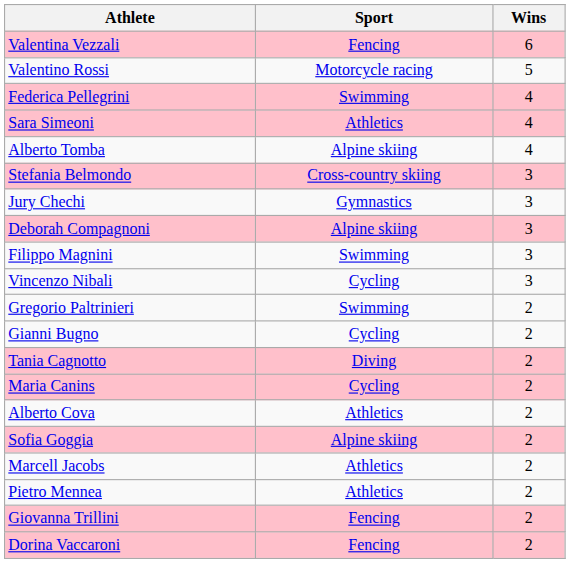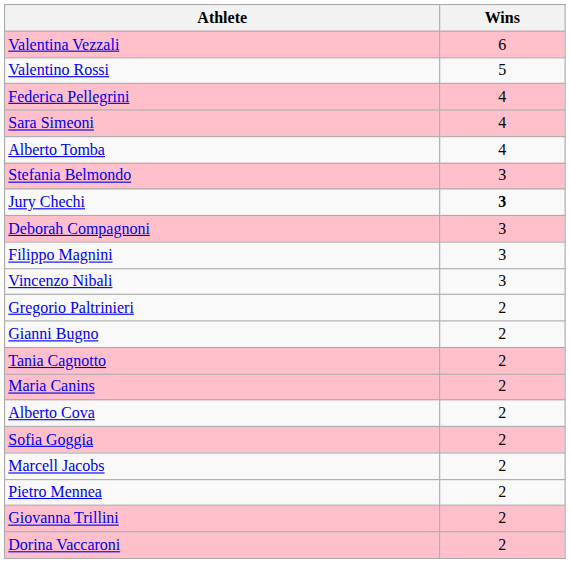- column: (374, 18)
(529, 202) normal -> (502, 202) bold
